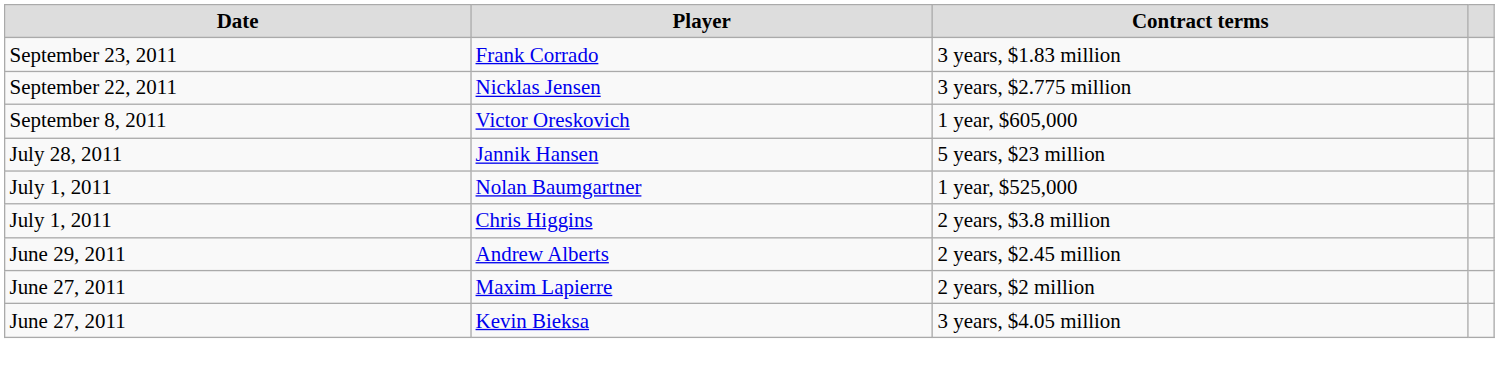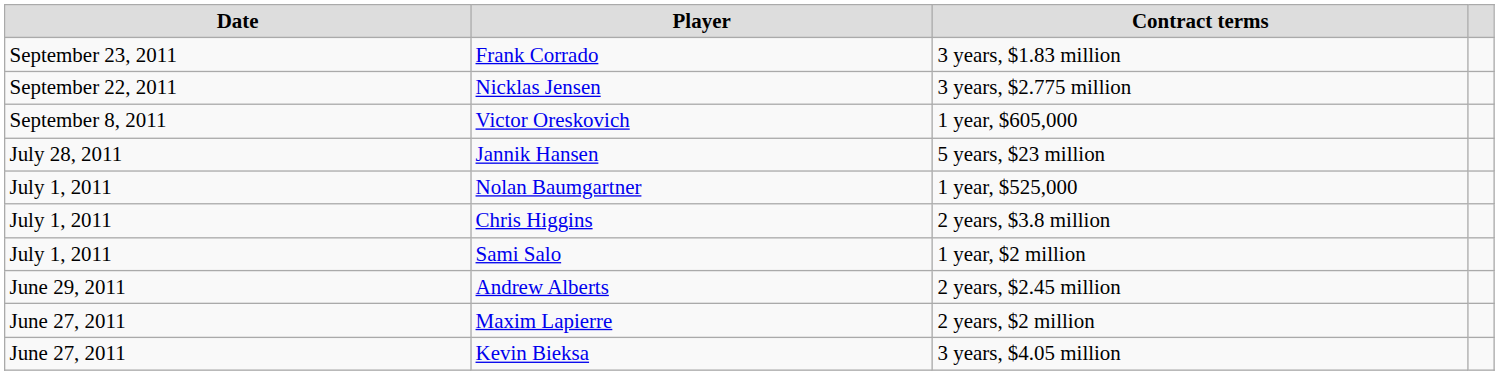+ row: (518, 253)
